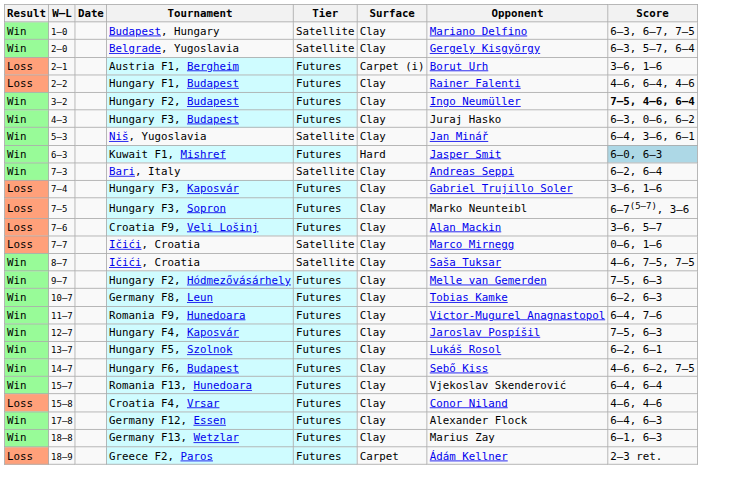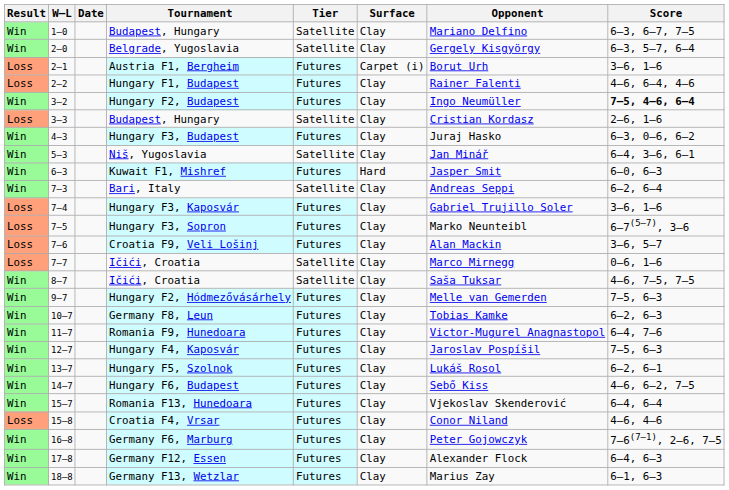+ row: (59, 120)
(636, 154) lightblue background -> (636, 171) no background
+ row: (62, 440)
- row: (62, 456)
